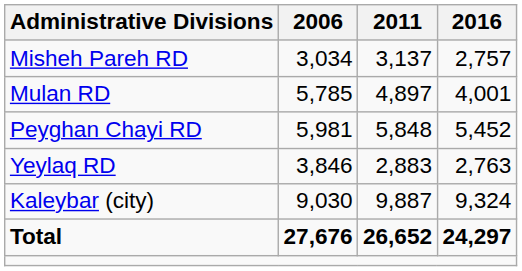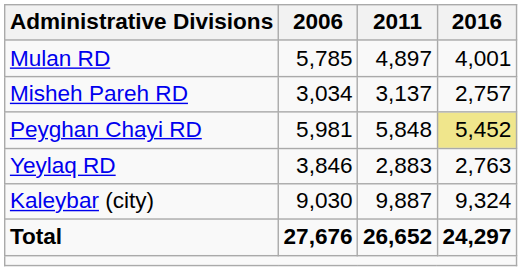rows swapped: (99, 58) <-> (60, 93)
(483, 129) no background -> (483, 129) khaki background
